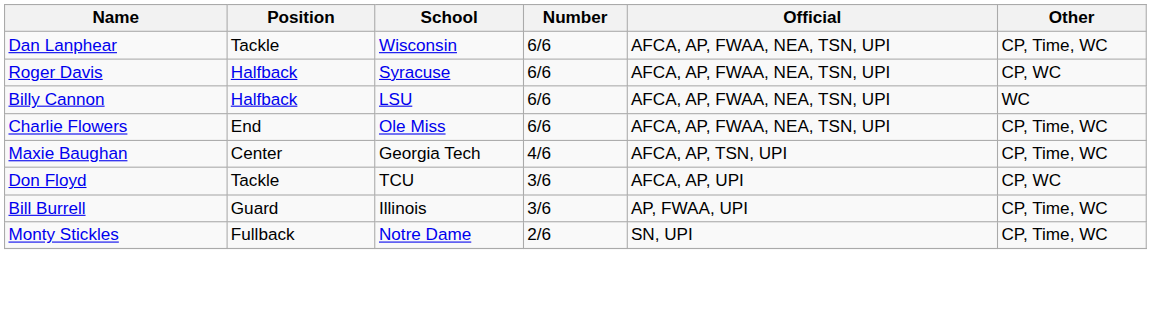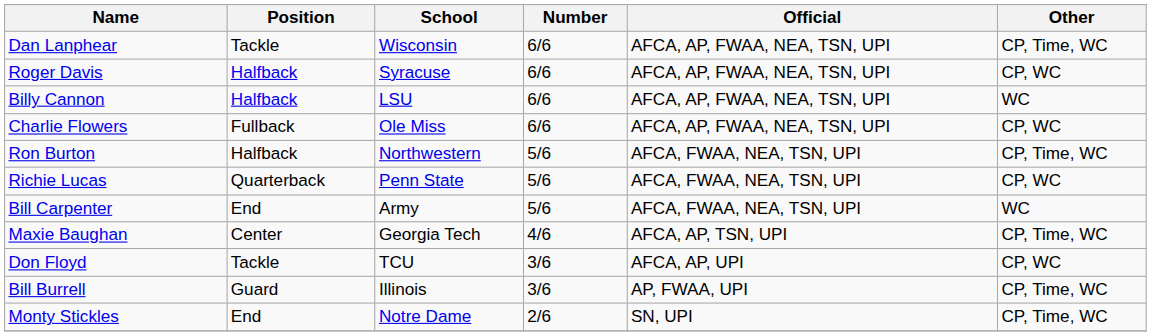(246, 126) End -> (263, 126) Fullback
(1055, 126) CP, Time, WC -> (1031, 126) CP, WC
+ row: (52, 153)
+ row: (57, 180)
+ row: (60, 208)
(263, 235) Fullback -> (246, 316) End
